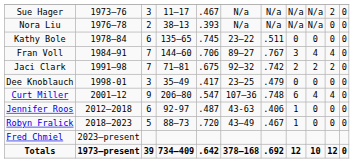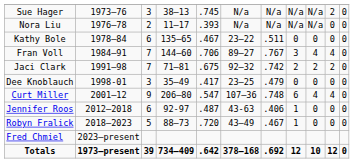(176, 11) 11–17 -> (176, 11) 38–13
(209, 11) .467 -> (209, 11) .745
(176, 25) 38–13 -> (176, 25) 11–17
(209, 39) .745 -> (209, 39) .467
